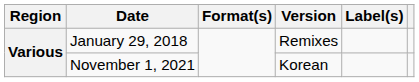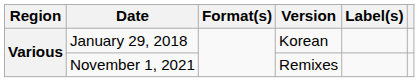(309, 40) Remixes -> (304, 40) Korean
(304, 64) Korean -> (309, 64) Remixes
